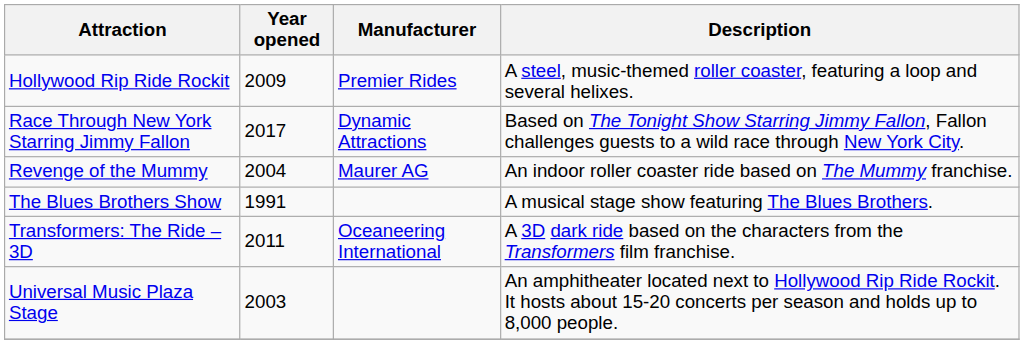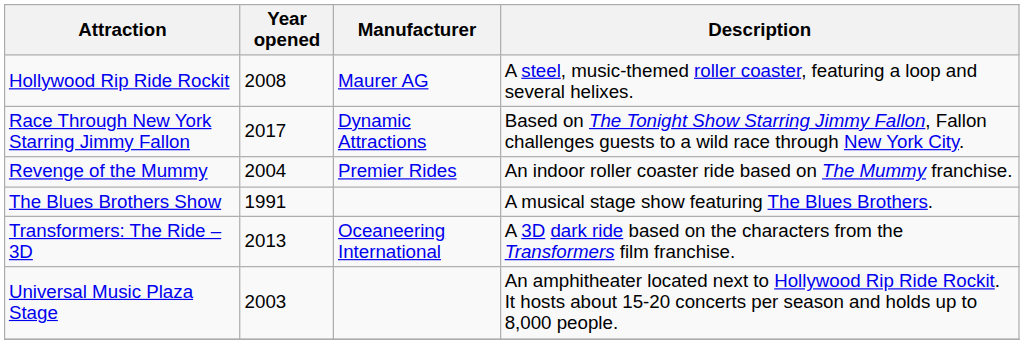(265, 80) 2009 -> (265, 80) 2008
(397, 80) Premier Rides -> (383, 80) Maurer AG
(383, 171) Maurer AG -> (397, 171) Premier Rides
(265, 241) 2011 -> (265, 241) 2013
